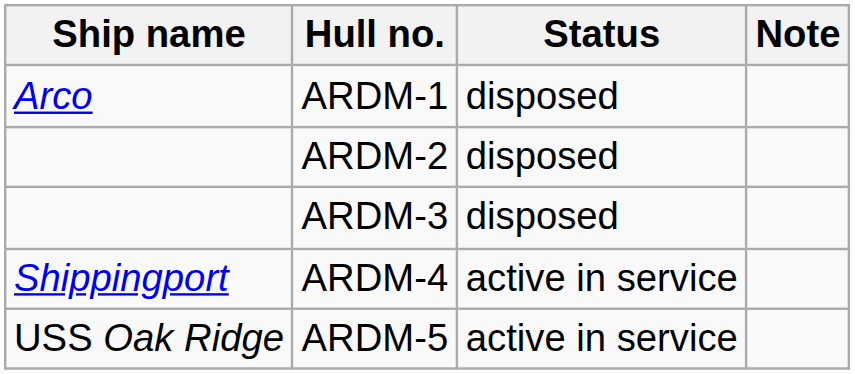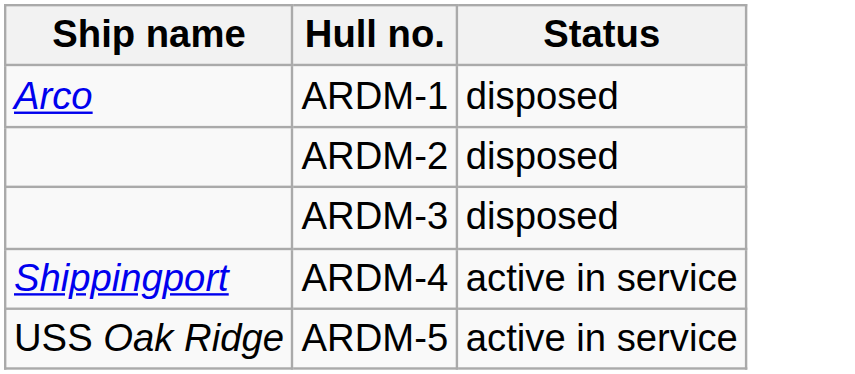- column: (798, 34)
